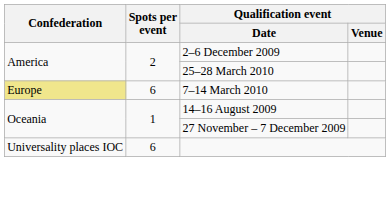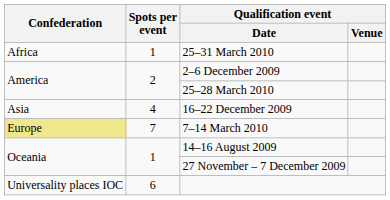+ row: (228, 52)
+ row: (237, 109)
(153, 90) 6 -> (153, 128) 7
